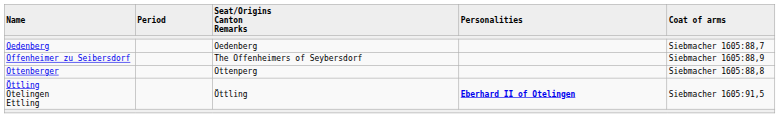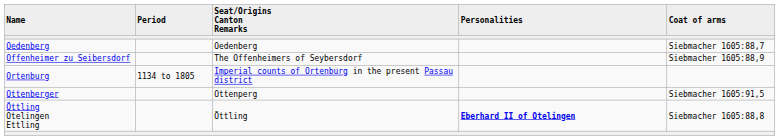+ row: (28, 76)
(716, 72) Siebmacher 1605:88,8 -> (716, 94) Siebmacher 1605:91,5
(716, 94) Siebmacher 1605:91,5 -> (716, 116) Siebmacher 1605:88,8
